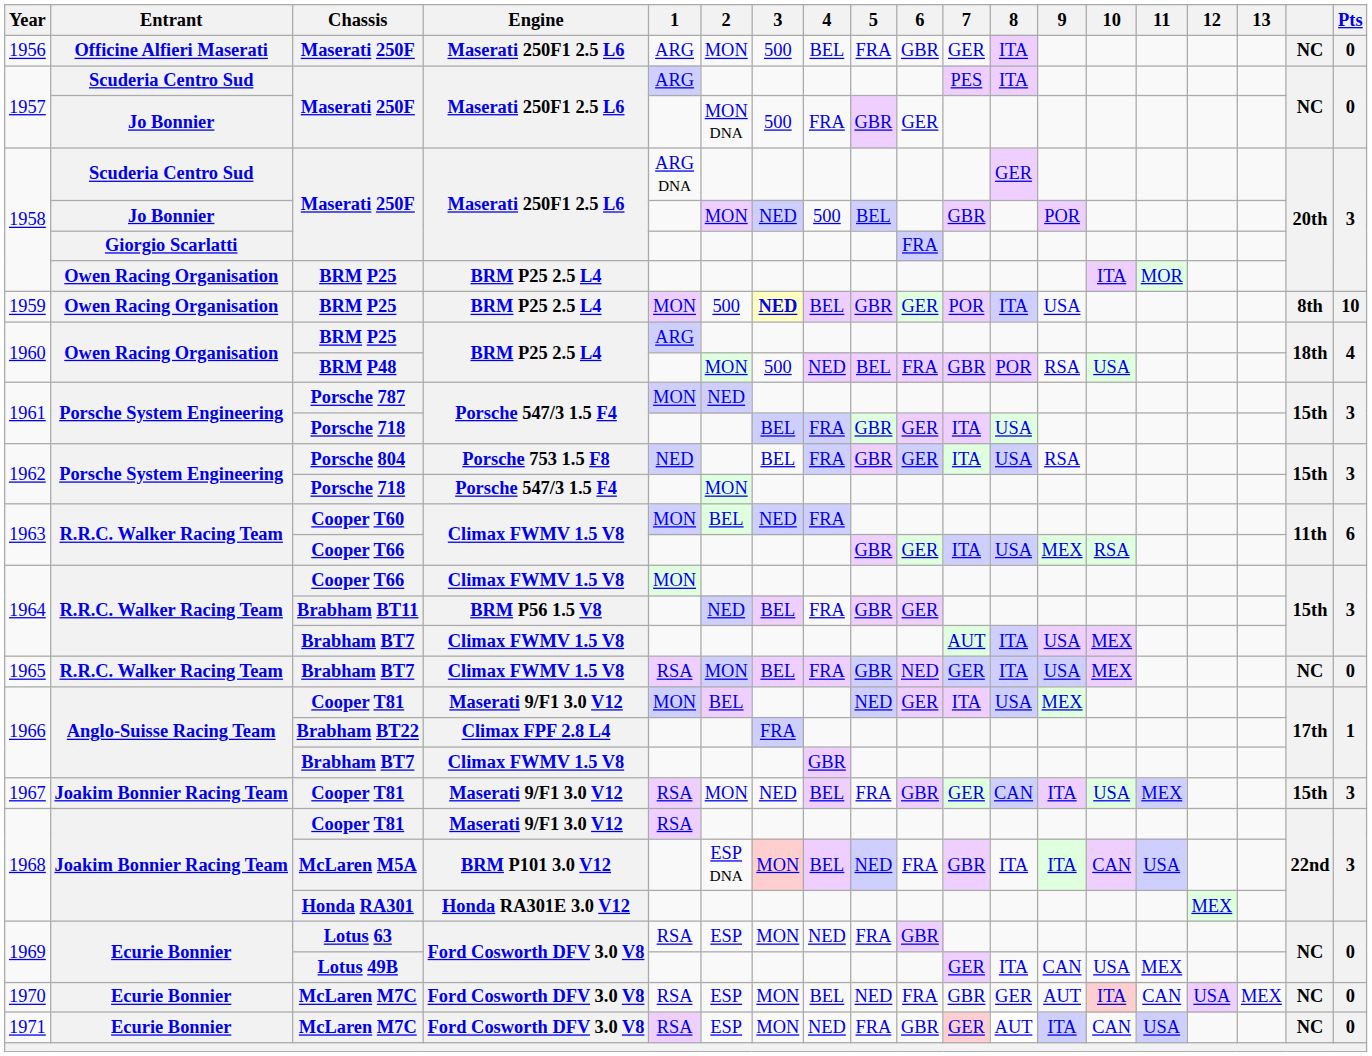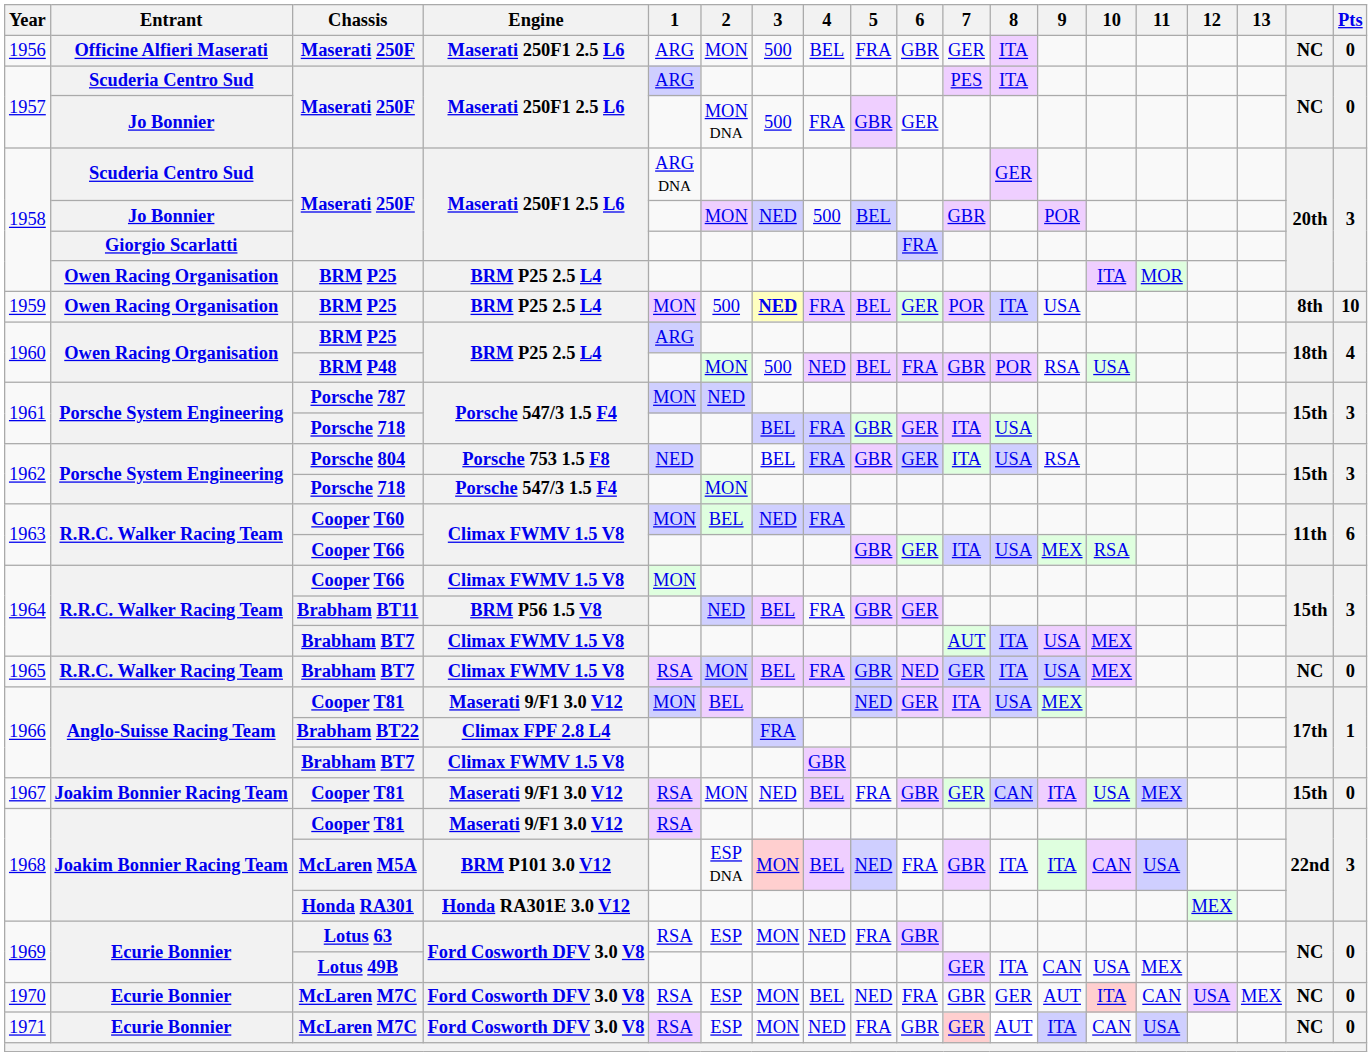(827, 306) BEL -> (827, 306) FRA
(873, 306) GBR -> (873, 306) BEL
(1350, 793) 3 -> (1350, 793) 0
